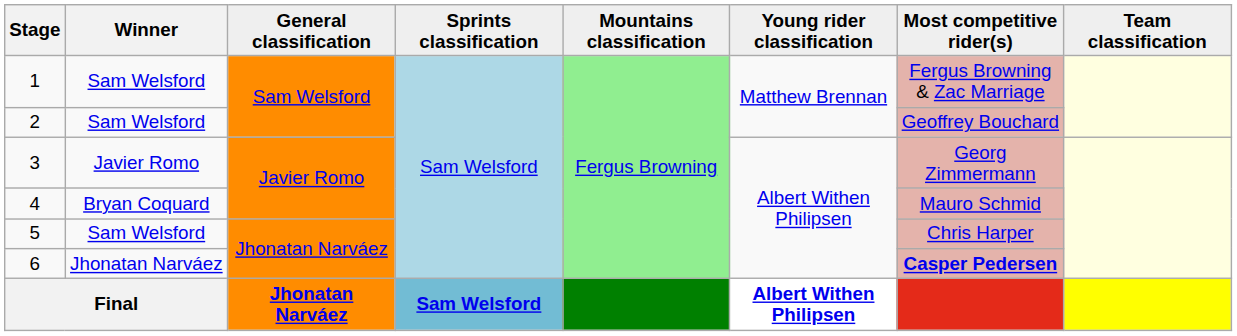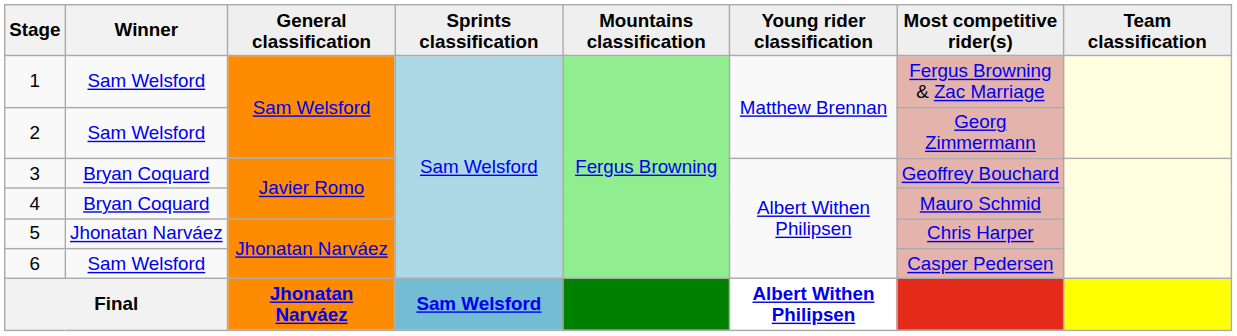(980, 122) Geoffrey Bouchard -> (980, 133) Georg Zimmermann
(146, 163) Javier Romo -> (146, 174) Bryan Coquard
(980, 163) Georg Zimmermann -> (980, 174) Geoffrey Bouchard
(146, 234) Sam Welsford -> (146, 234) Jhonatan Narváez
(146, 264) Jhonatan Narváez -> (146, 264) Sam Welsford
(980, 264) bold -> (980, 264) normal
